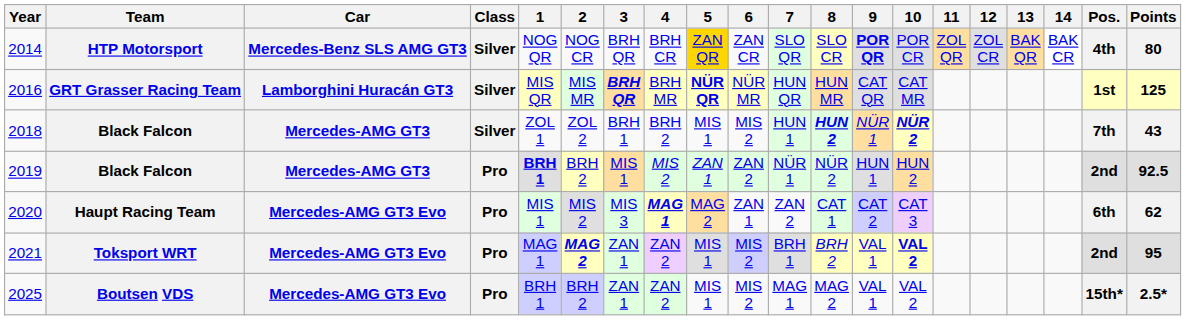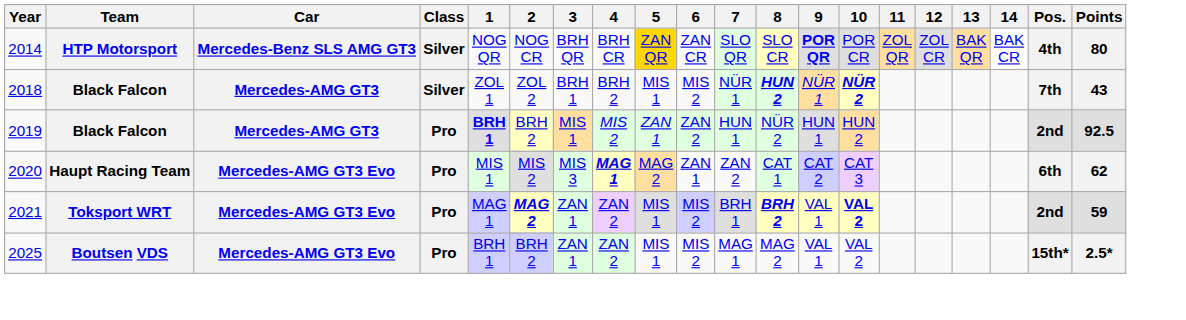- row: (25, 89)
(790, 130) HUN 1 -> (736, 89) NÜR 1
(790, 171) NÜR 1 -> (736, 130) HUN 1
(832, 253) normal -> (777, 212) bold
(1153, 253) 95 -> (1099, 212) 59
